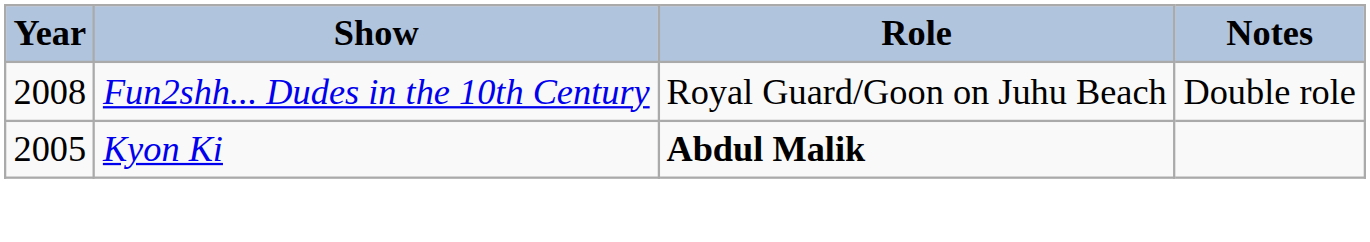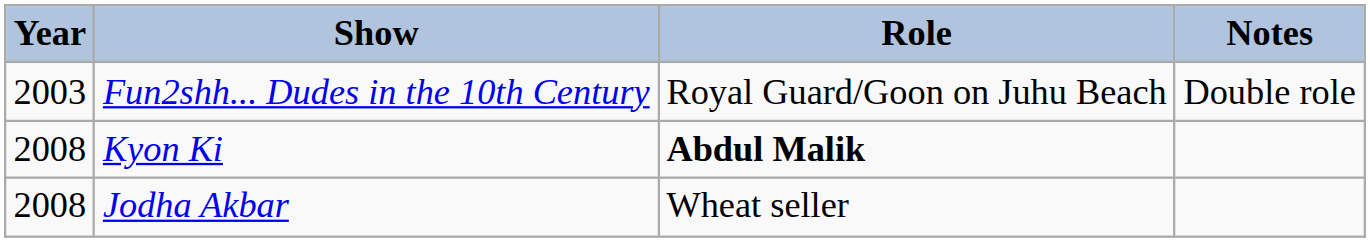(50, 90) 2008 -> (50, 90) 2003
(50, 148) 2005 -> (50, 148) 2008
+ row: (196, 206)
